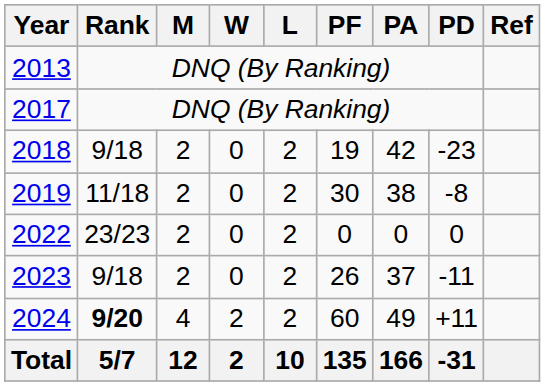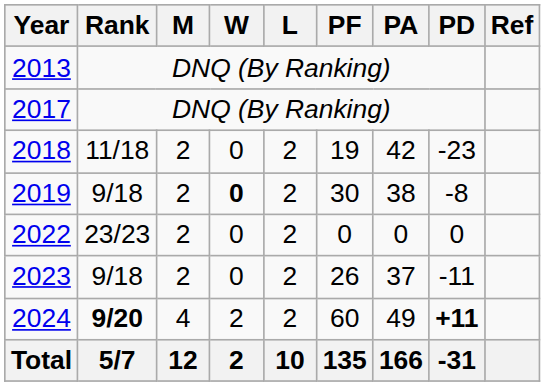(117, 151) 9/18 -> (117, 151) 11/18
(117, 192) 11/18 -> (117, 192) 9/18
(236, 192) normal -> (236, 192) bold
(457, 318) normal -> (457, 318) bold
